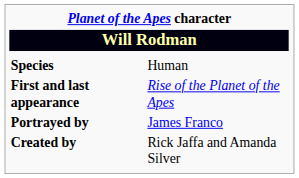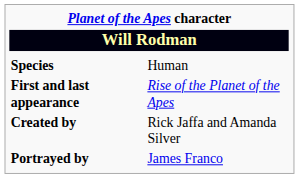rows swapped: (43, 142) <-> (50, 122)
